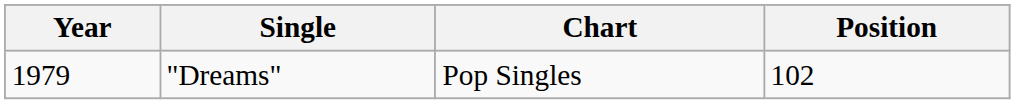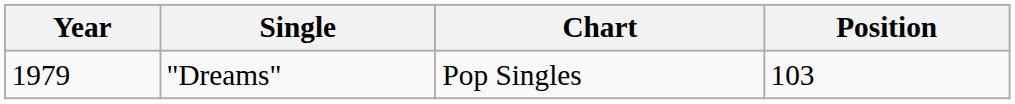(792, 74) 102 -> (792, 74) 103
